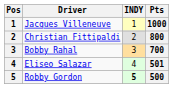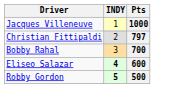- column: (13, 11)
(157, 38) 800 -> (139, 38) 797
(134, 64) normal -> (116, 64) bold
(157, 64) 501 -> (139, 64) 600
